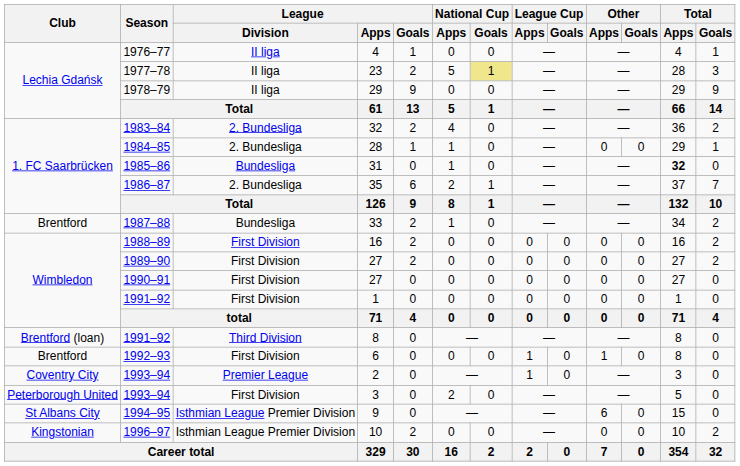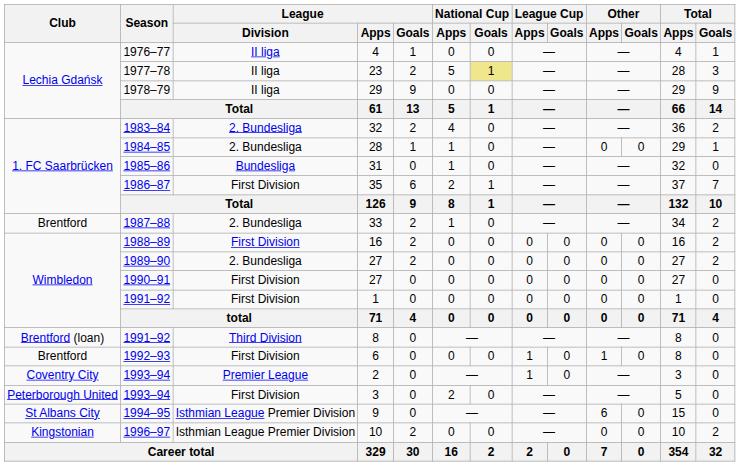(678, 166) bold -> (678, 166) normal
(265, 185) 2. Bundesliga -> (265, 185) First Division
(265, 223) Bundesliga -> (265, 223) 2. Bundesliga
(265, 261) First Division -> (265, 261) 2. Bundesliga
